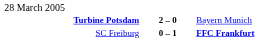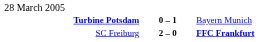(168, 20) 2 – 0 -> (168, 20) 0 – 1
(168, 32) 0 – 1 -> (168, 32) 2 – 0
